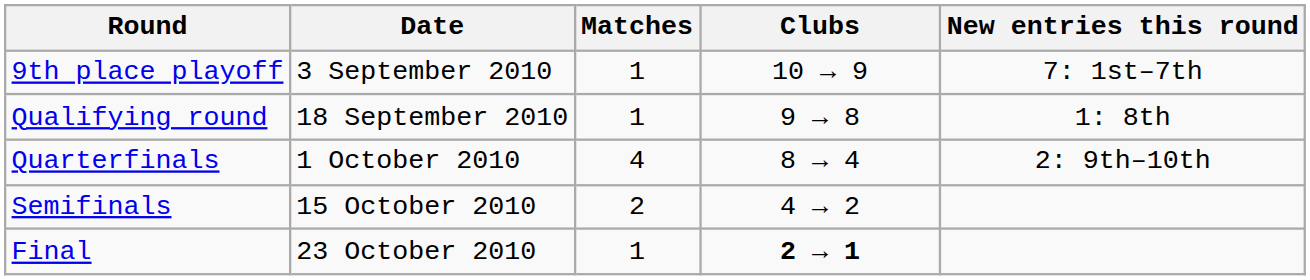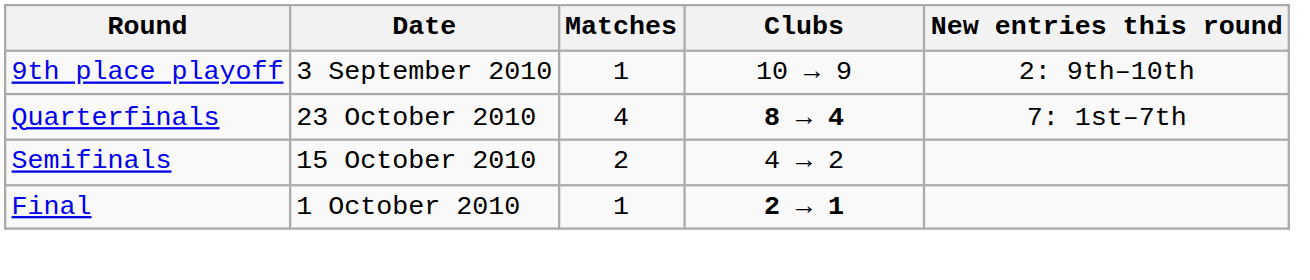(1123, 72) 7: 1st–7th -> (1107, 72) 2: 9th–10th
- row: (140, 117)
(408, 162) 1 October 2010 -> (416, 117) 23 October 2010
(820, 162) normal -> (804, 117) bold
(1123, 162) 2: 9th–10th -> (1107, 117) 7: 1st–7th
(416, 251) 23 October 2010 -> (408, 207) 1 October 2010
